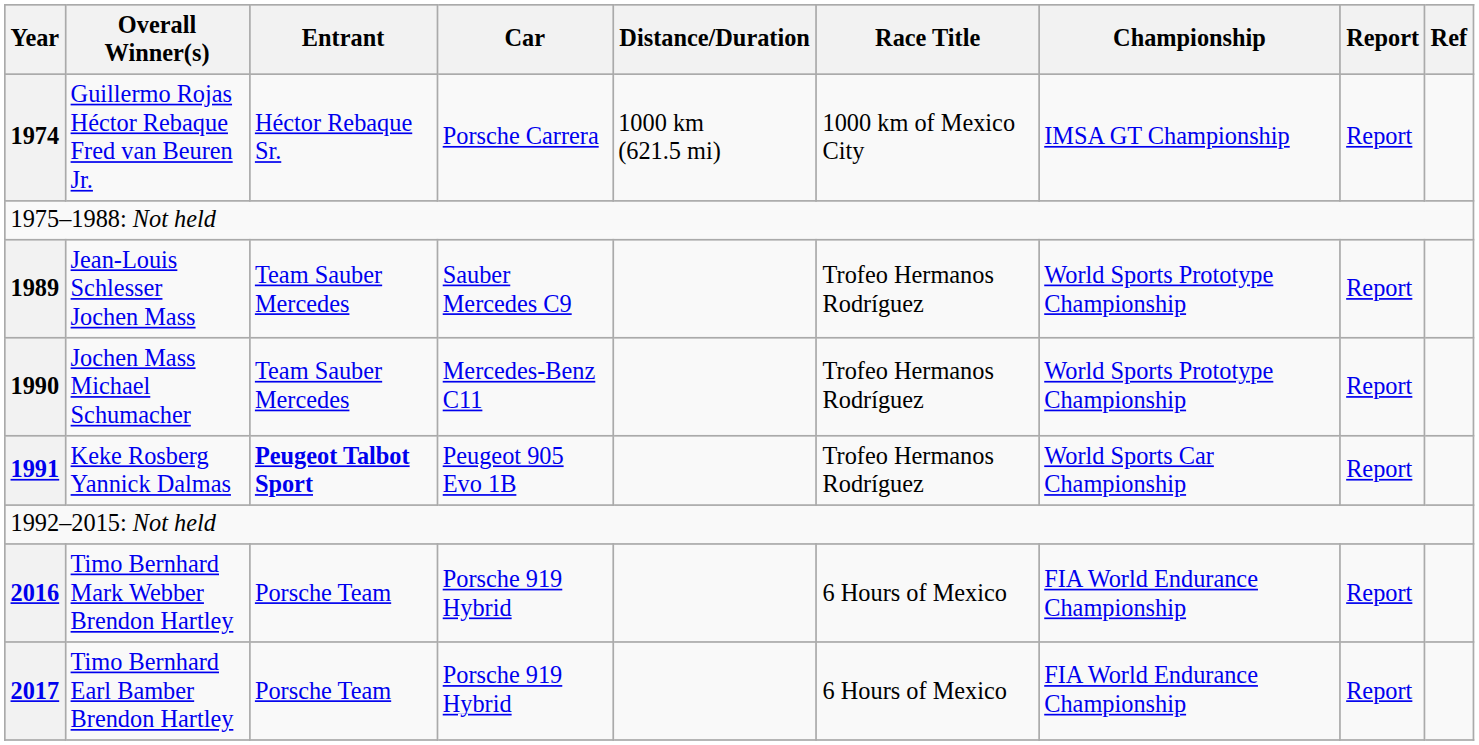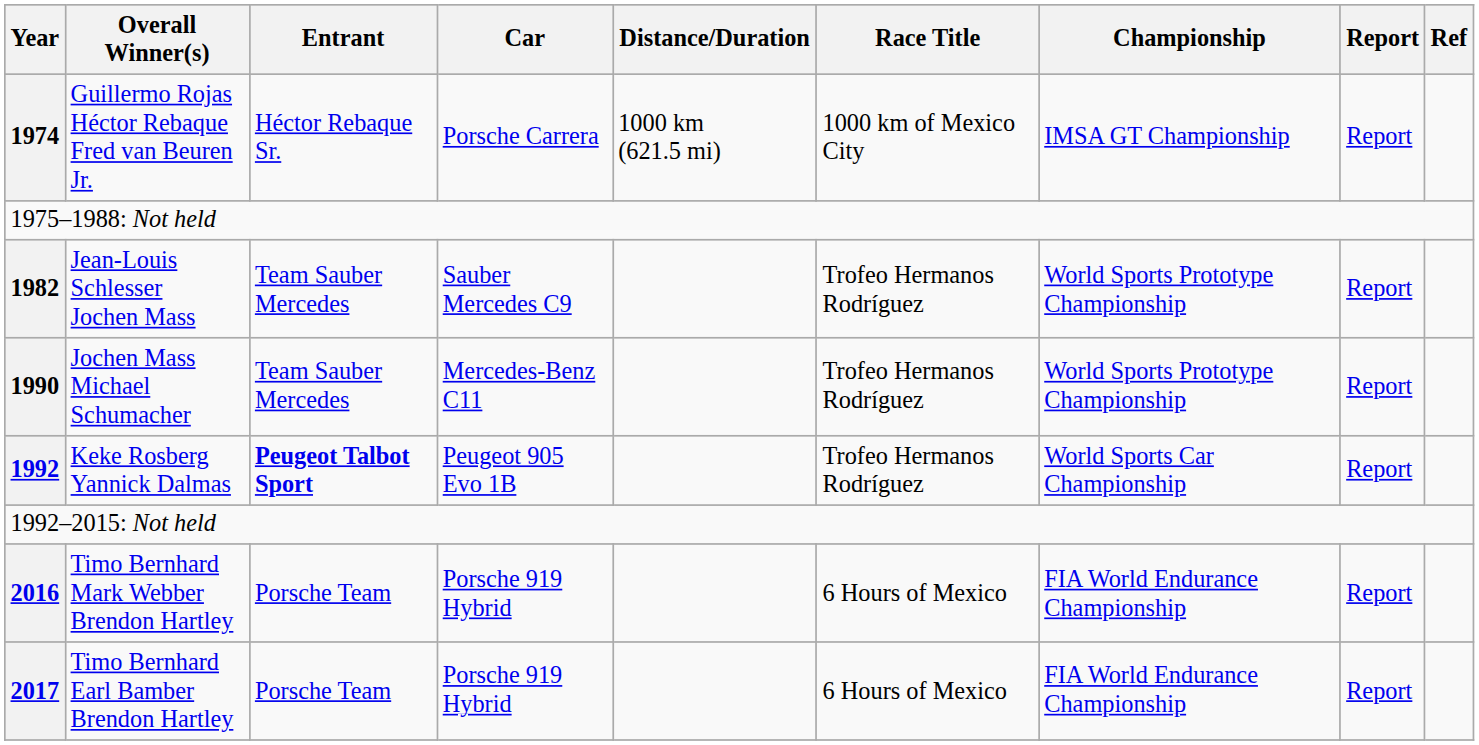(35, 289) 1989 -> (35, 289) 1982
(35, 469) 1991 -> (35, 469) 1992
